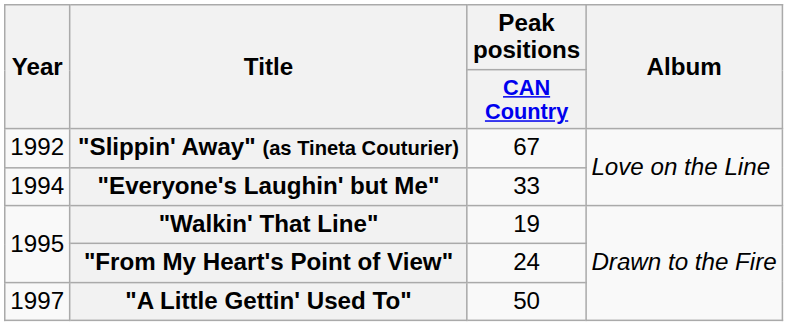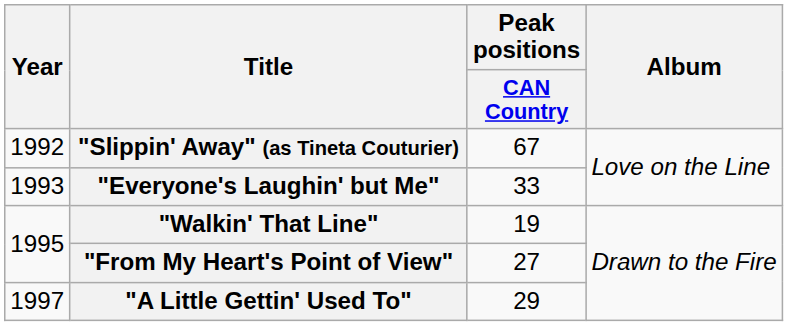(37, 185) 1994 -> (37, 185) 1993
(527, 262) 24 -> (527, 262) 27
(527, 300) 50 -> (527, 300) 29
